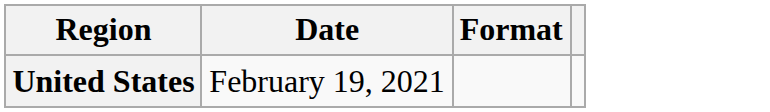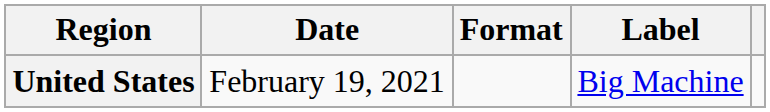+ column: (661, 29)
